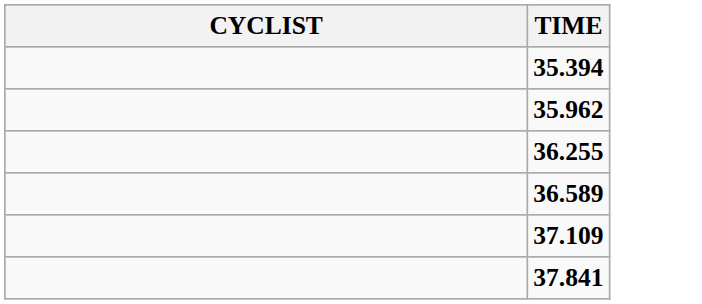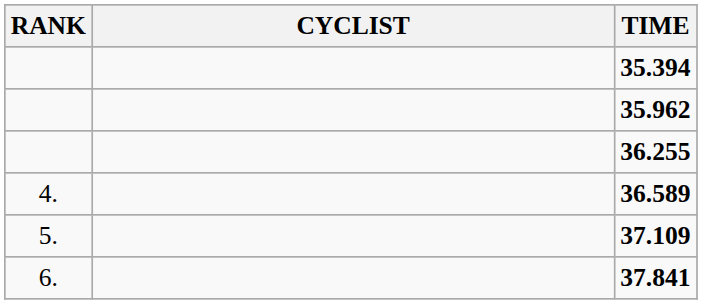+ column: (48, 25)
